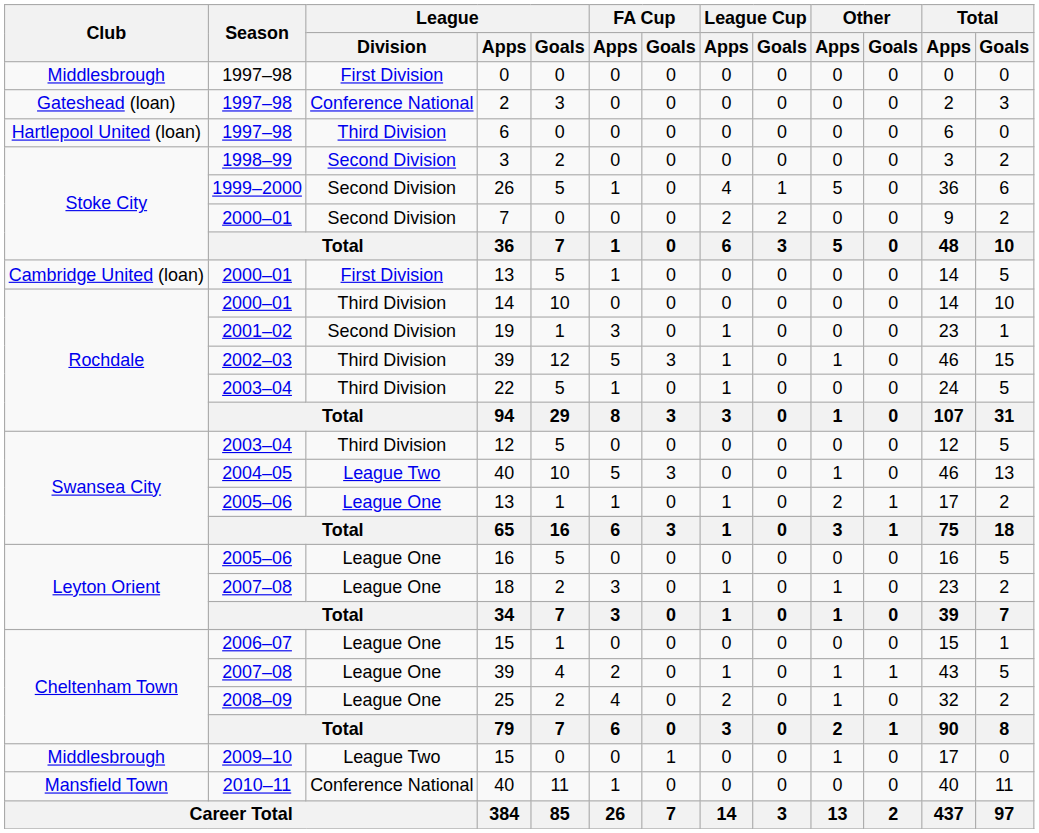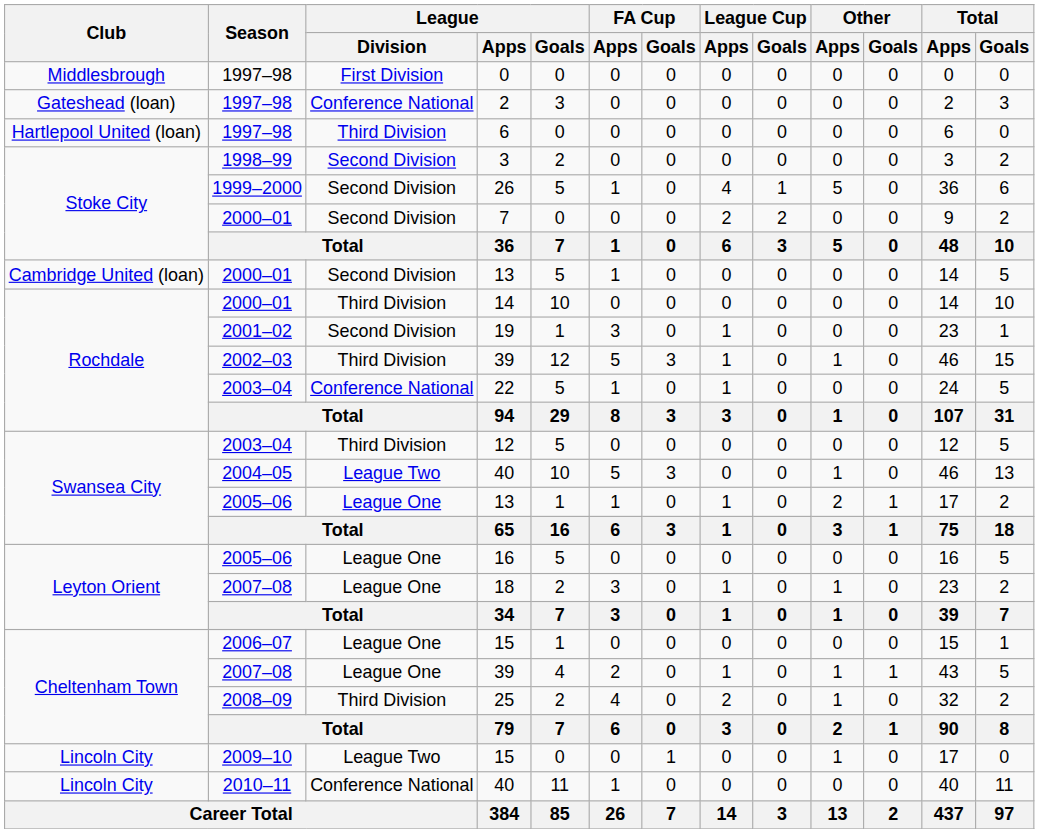(392, 274) First Division -> (392, 274) Second Division
(392, 388) Third Division -> (392, 388) Conference National
(392, 700) League One -> (392, 700) Third Division
(106, 757) Middlesbrough -> (106, 757) Lincoln City
(106, 786) Mansfield Town -> (106, 786) Lincoln City
